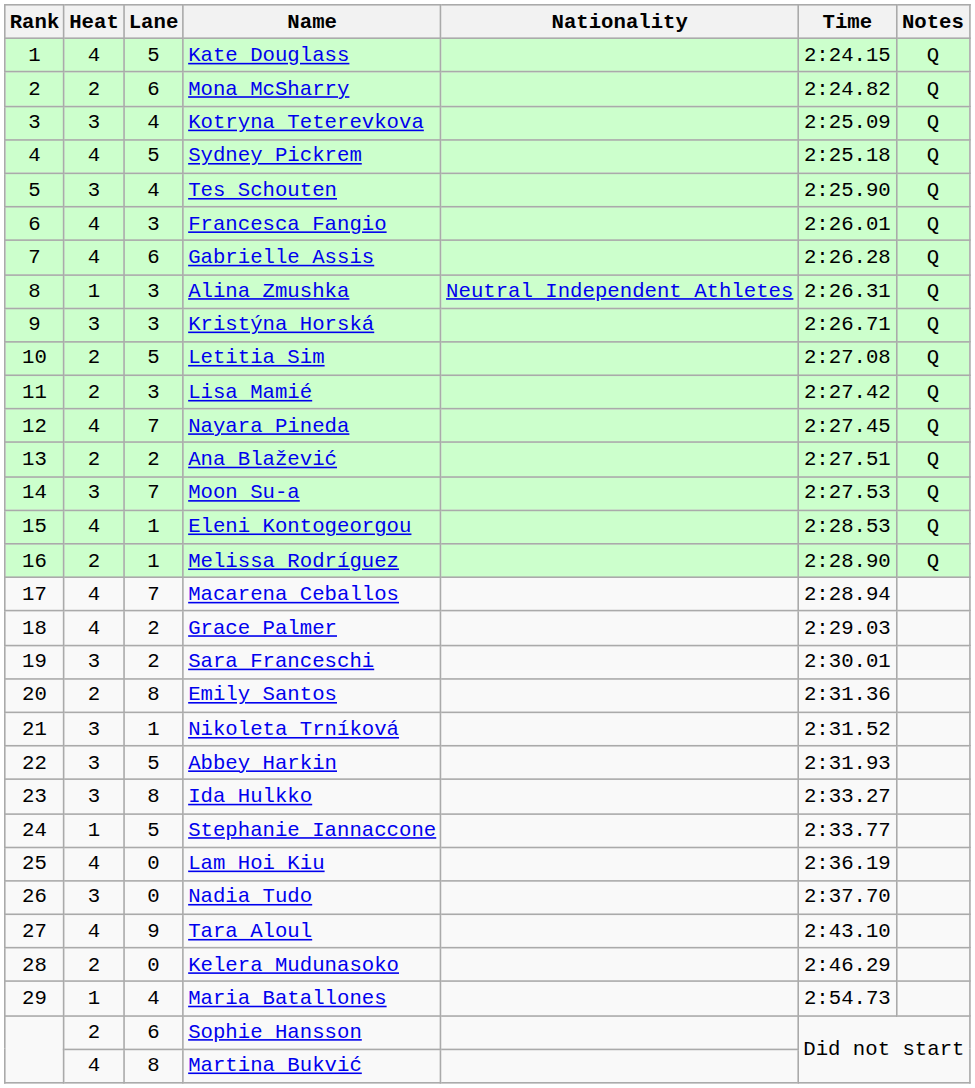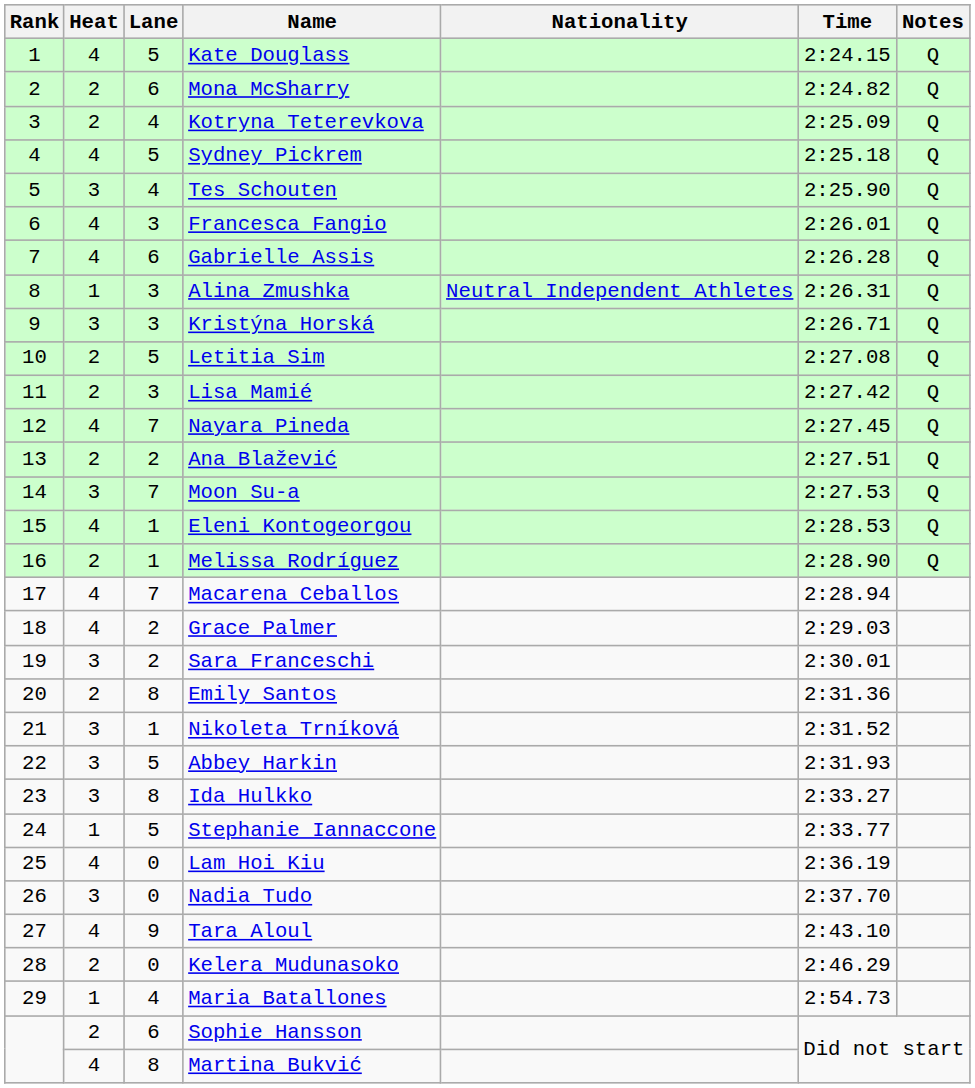(94, 123) 3 -> (94, 123) 2
